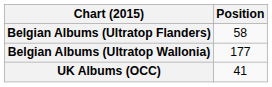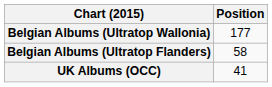rows swapped: (109, 33) <-> (109, 52)
